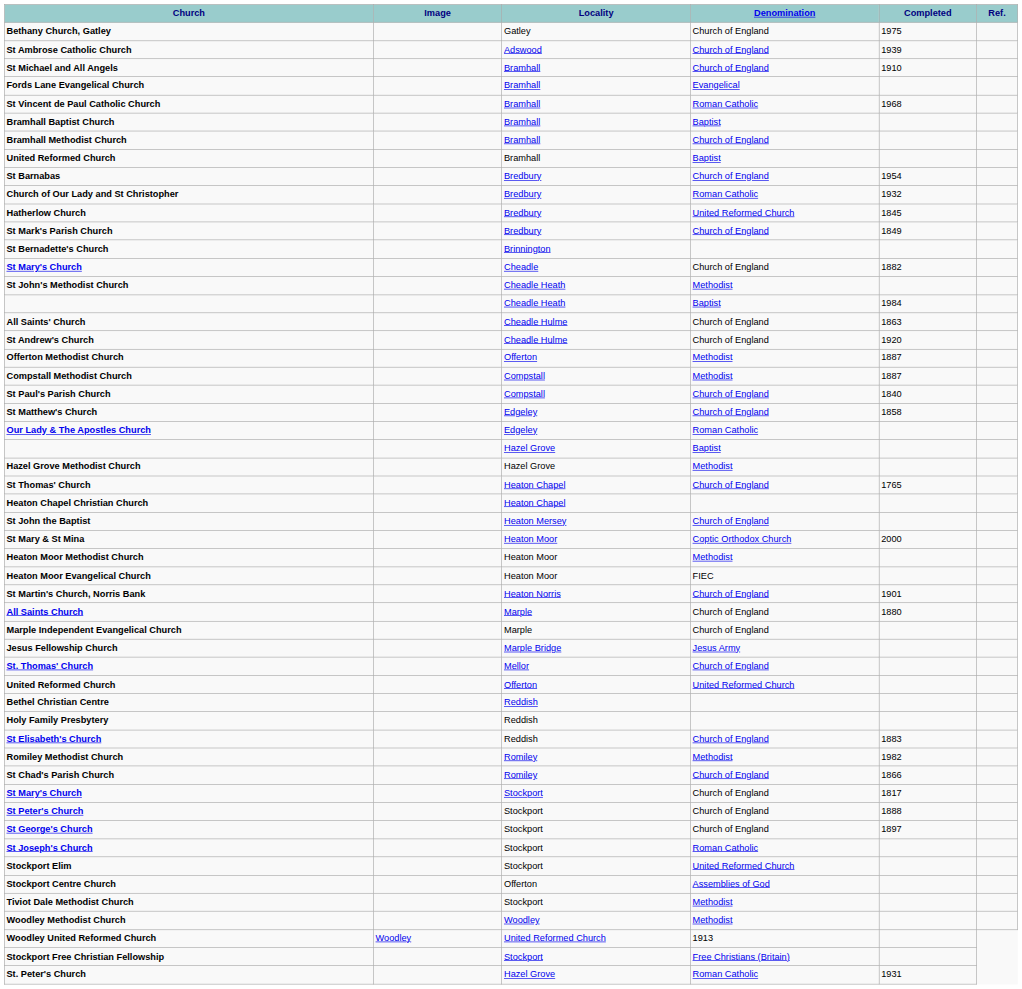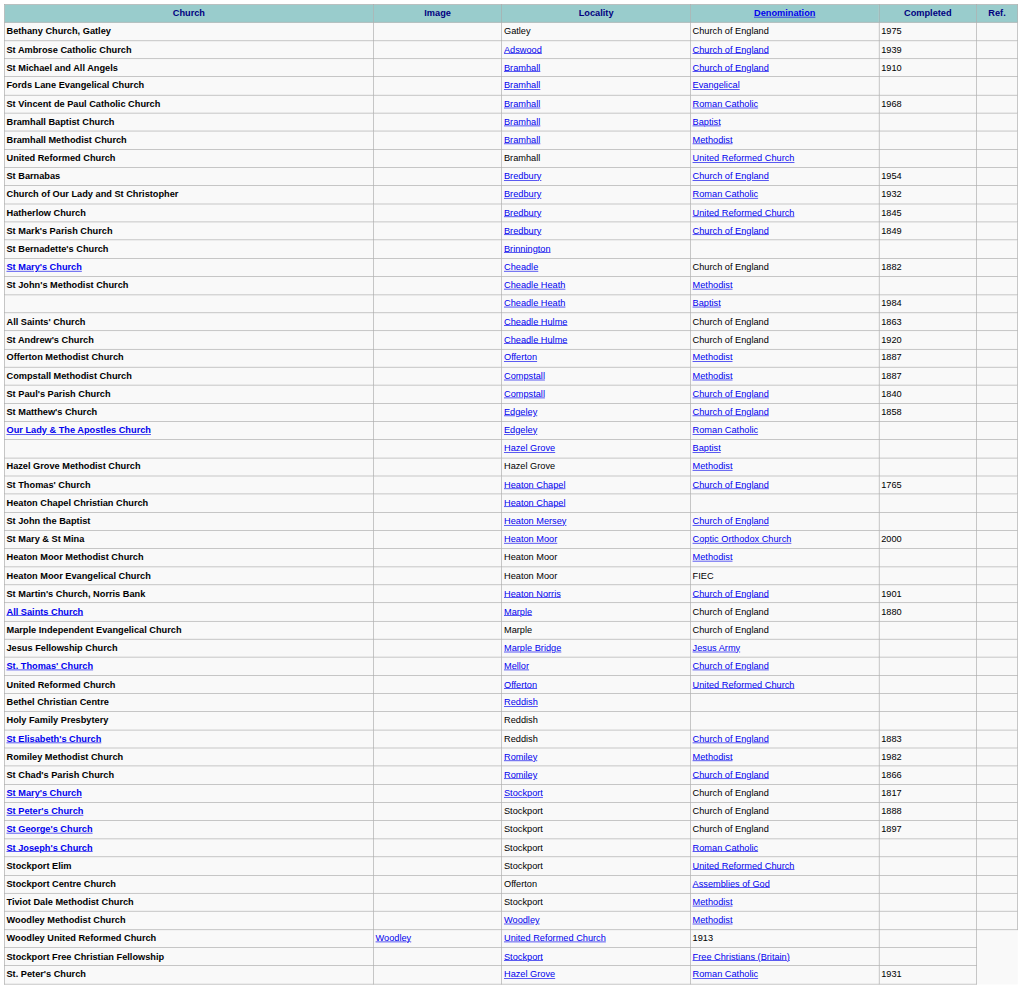(731, 140) Church of England -> (713, 140) Methodist
(707, 158) Baptist -> (744, 158) United Reformed Church
